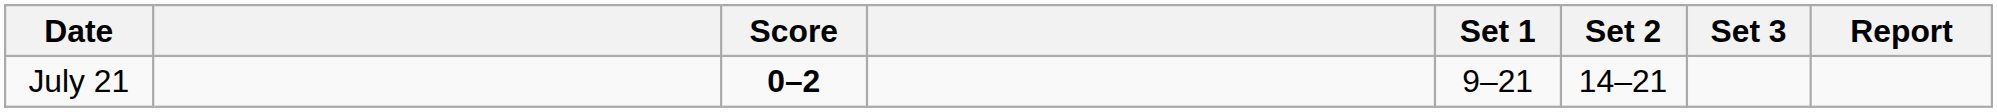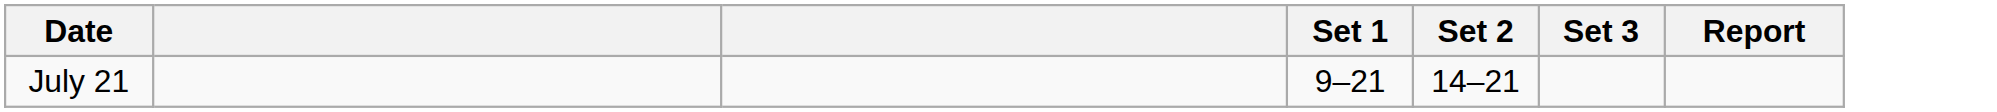- column: (794, 31)
